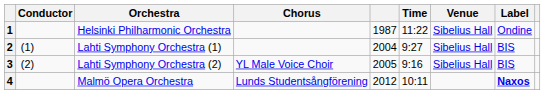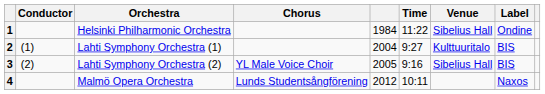(385, 30) 1987 -> (385, 30) 1984
(463, 47) Sibelius Hall -> (461, 47) Kulttuuritalo
(514, 81) bold -> (513, 81) normal
